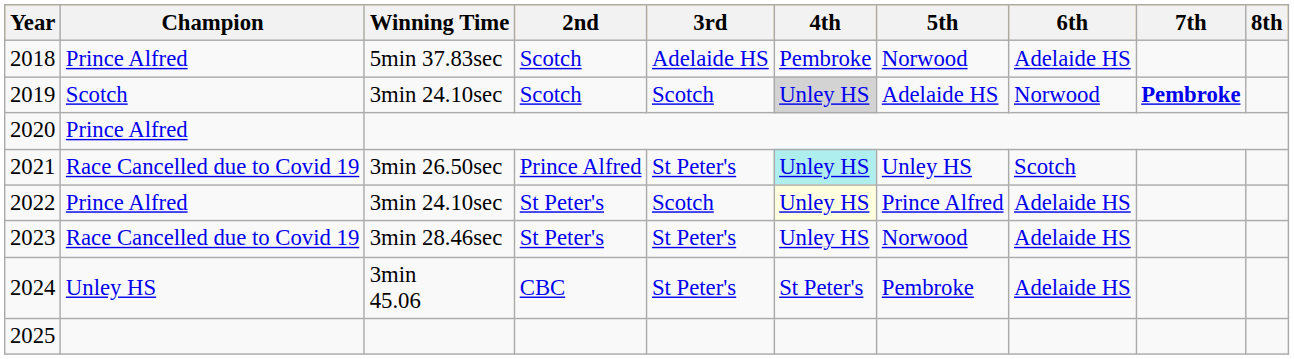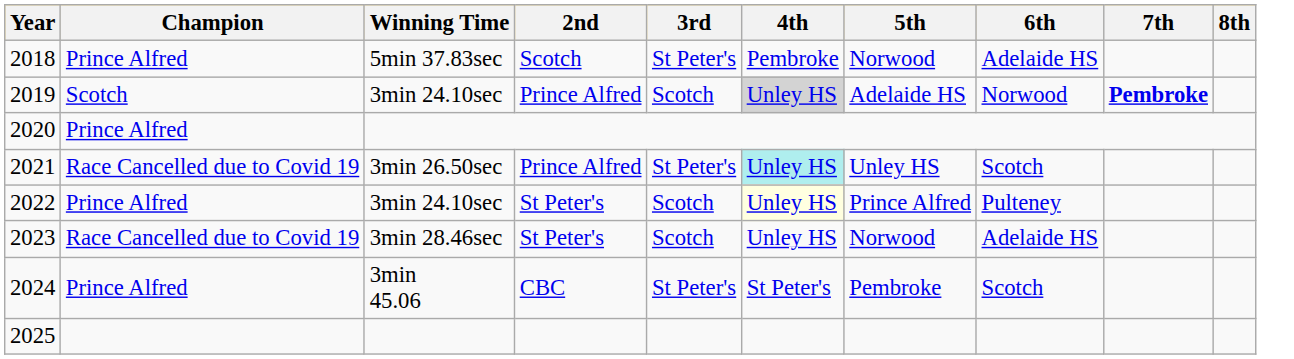(710, 58) Adelaide HS -> (694, 58) St Peter's
(551, 94) Scotch -> (581, 94) Prince Alfred
(1072, 202) Adelaide HS -> (1021, 202) Pulteney
(694, 238) St Peter's -> (683, 238) Scotch
(111, 287) Unley HS -> (127, 287) Prince Alfred
(1072, 287) Adelaide HS -> (1012, 287) Scotch
